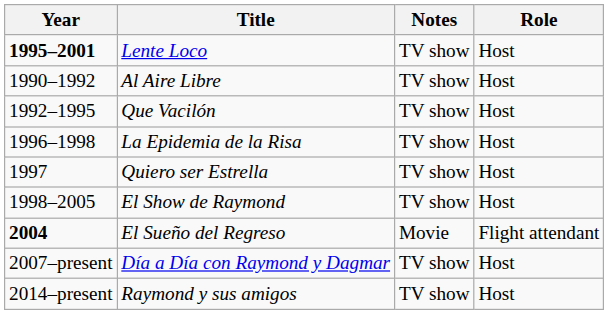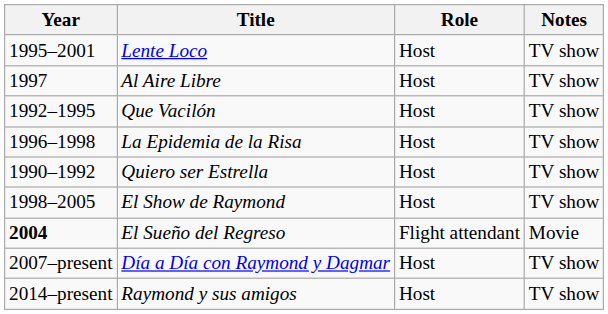columns swapped: (539, 19) <-> (434, 19)
(52, 50) bold -> (52, 50) normal
(52, 80) 1990–1992 -> (28, 80) 1997
(28, 171) 1997 -> (52, 171) 1990–1992
